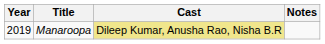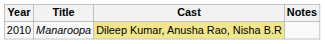(19, 30) 2019 -> (19, 30) 2010
